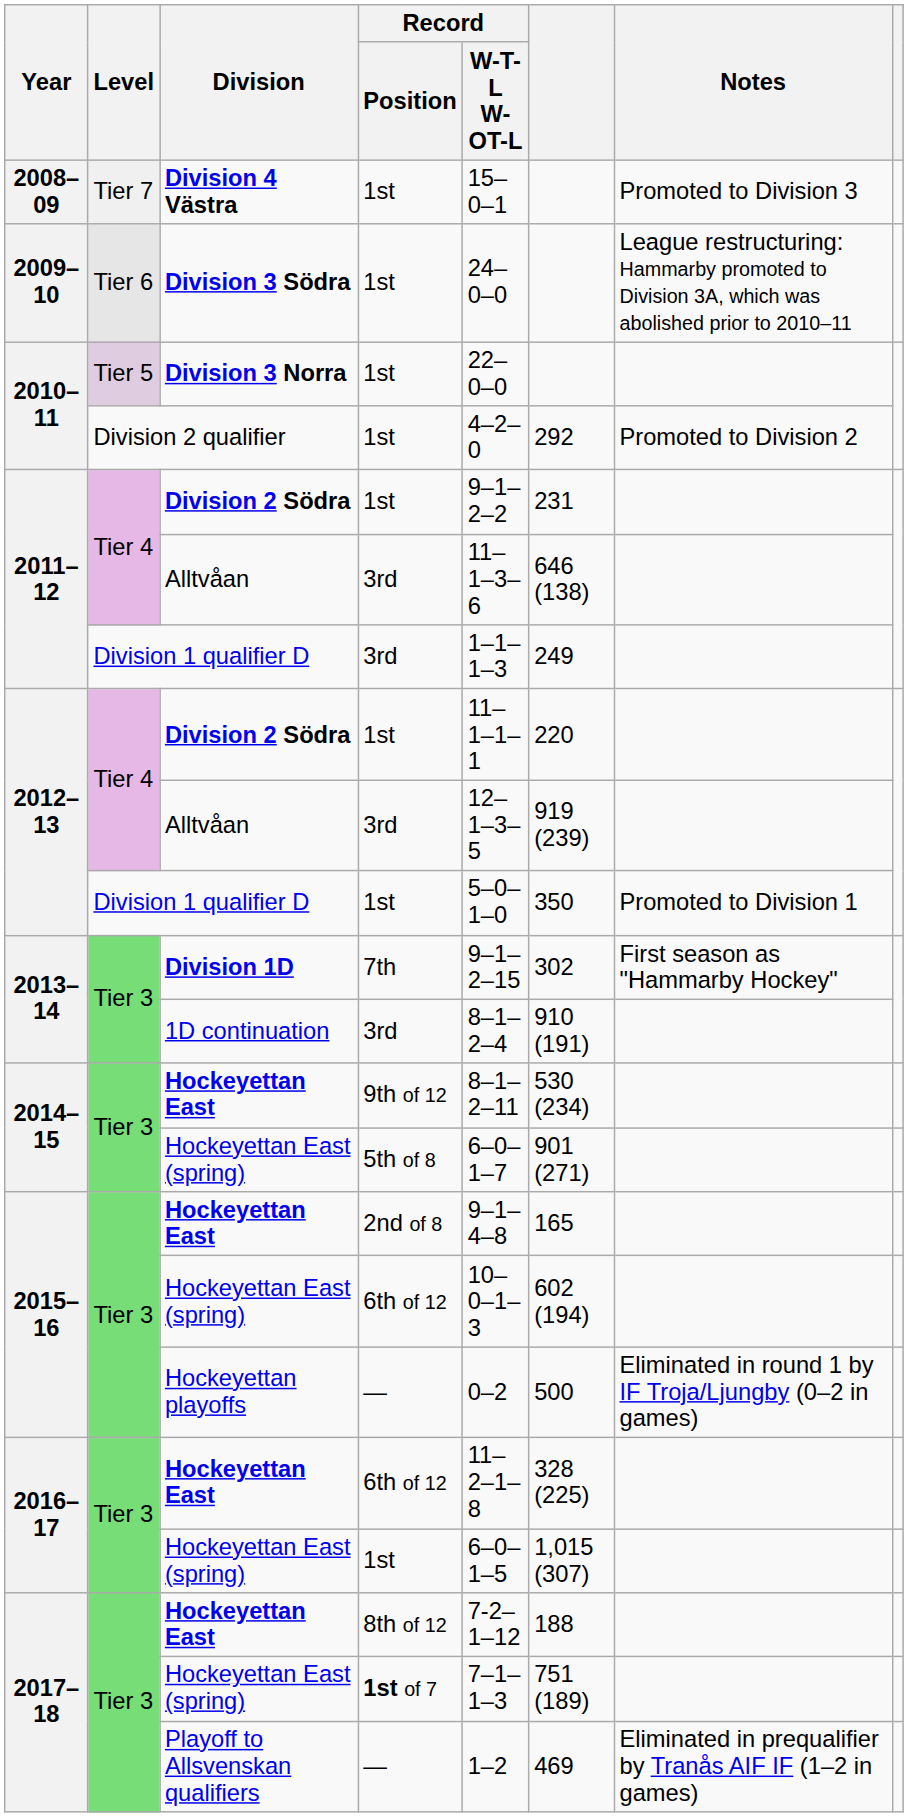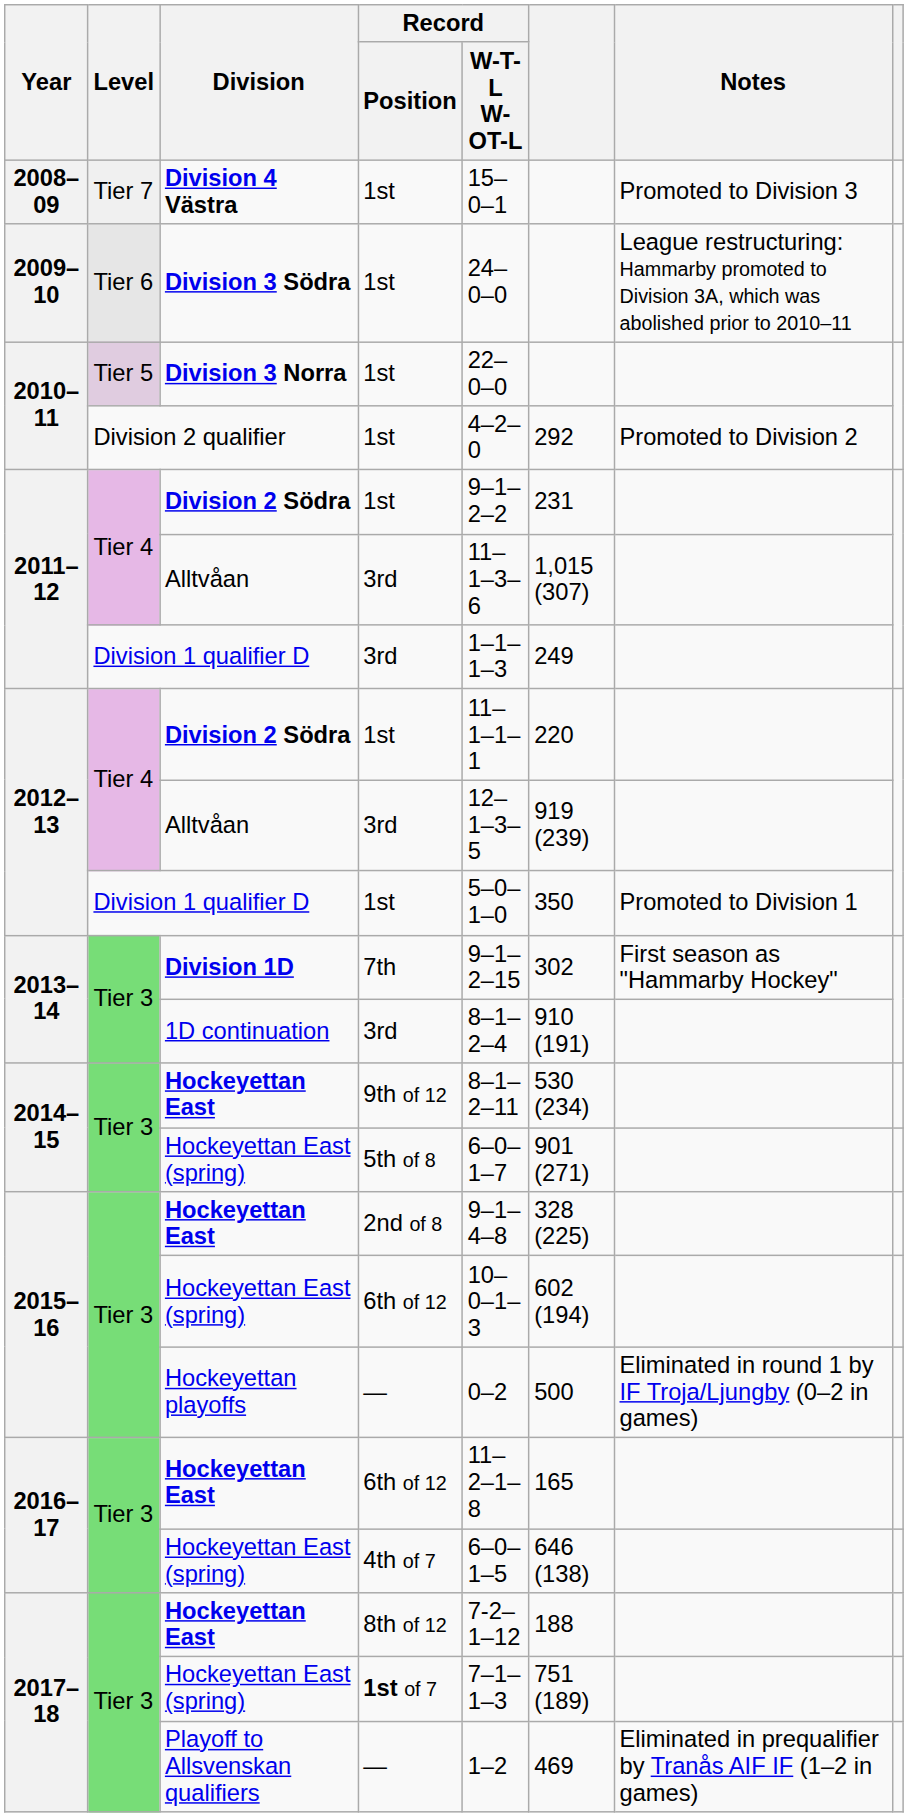(562, 579) 646 (138) -> (564, 579) 1,015 (307)
(554, 1223) 165 -> (562, 1223) 328 (225)
(562, 1482) 328 (225) -> (554, 1482) 165
(379, 1560) 1st -> (400, 1560) 4th of 7
(564, 1560) 1,015 (307) -> (562, 1560) 646 (138)
